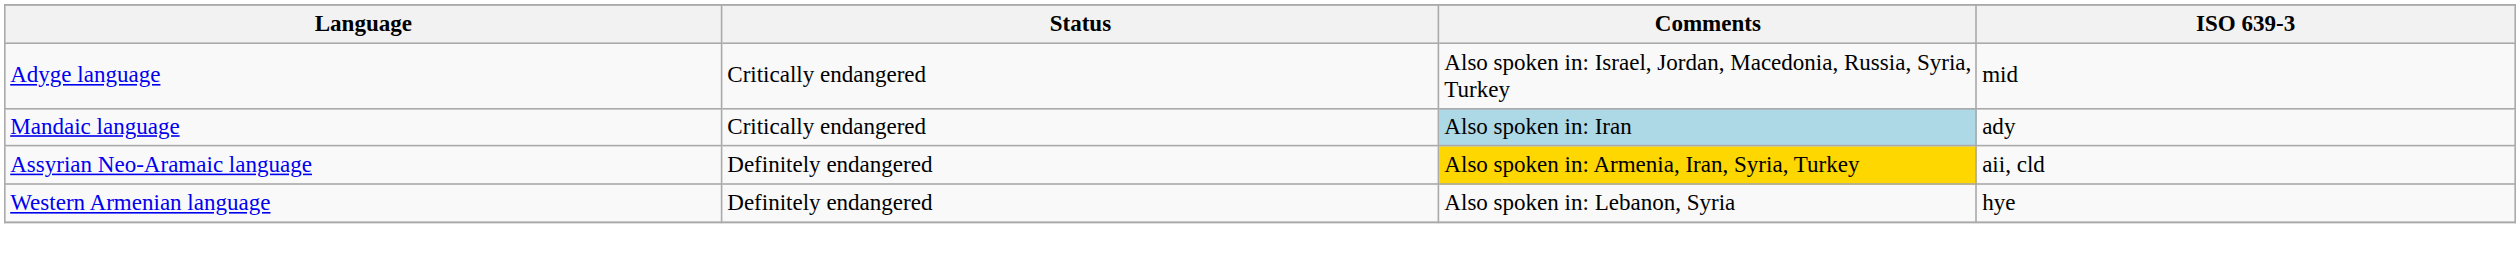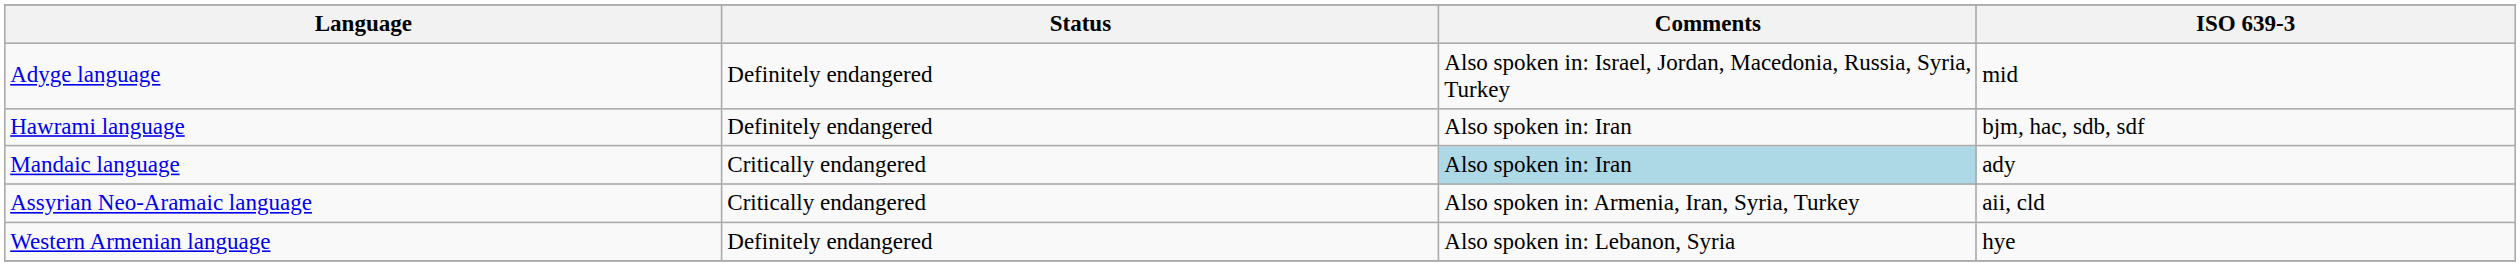(827, 75) Critically endangered -> (830, 75) Definitely endangered
+ row: (97, 127)
(830, 165) Definitely endangered -> (827, 203) Critically endangered
(1652, 165) gold background -> (1652, 203) no background
